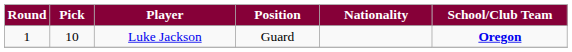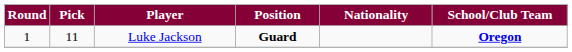(72, 36) 10 -> (72, 36) 11
(278, 36) normal -> (277, 36) bold
